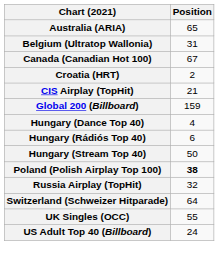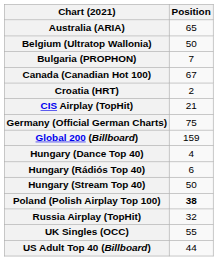(192, 43) 31 -> (191, 43) 50
+ row: (87, 59)
+ row: (87, 122)
- row: (87, 201)
(192, 232) 24 -> (191, 248) 44
